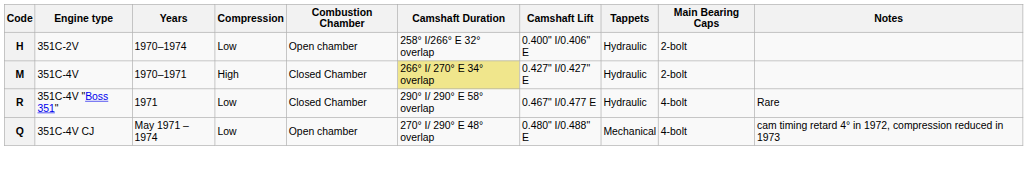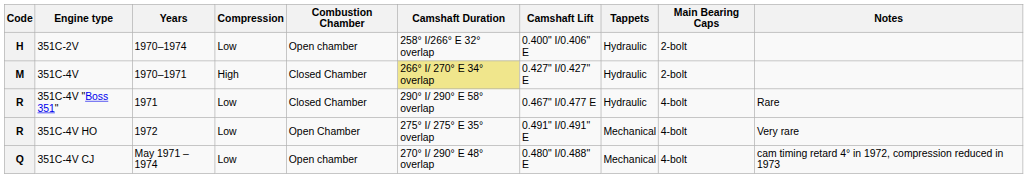+ row: (67, 131)
